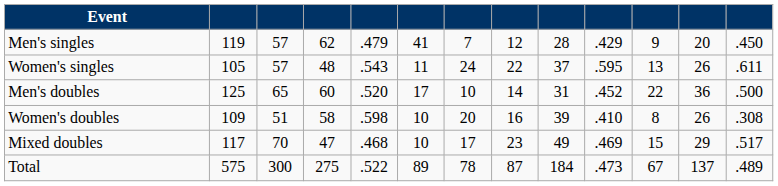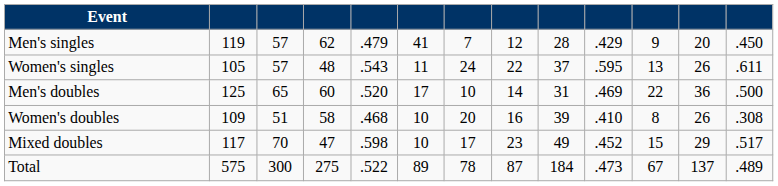(608, 92) .452 -> (608, 92) .469
(374, 117) .598 -> (374, 117) .468
(374, 142) .468 -> (374, 142) .598
(608, 142) .469 -> (608, 142) .452
